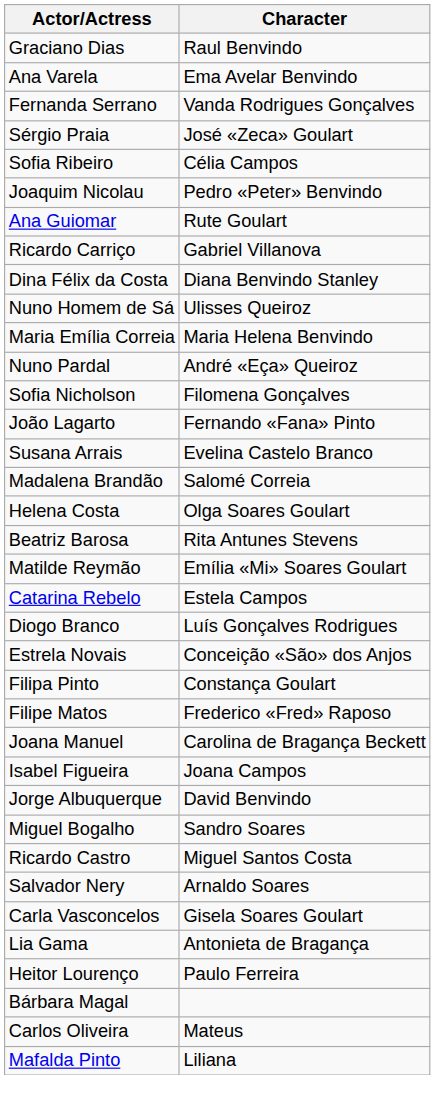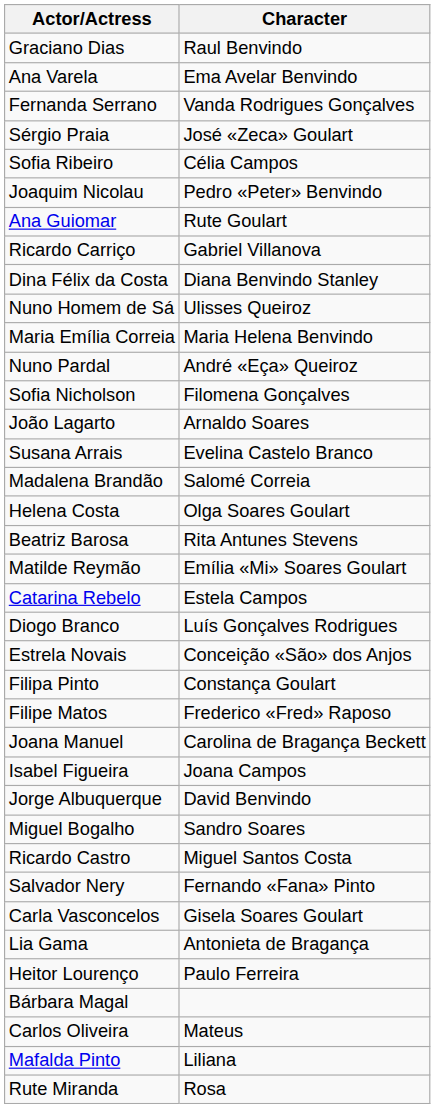(279, 423) Fernando «Fana» Pinto -> (246, 423) Arnaldo Soares
(246, 886) Arnaldo Soares -> (279, 886) Fernando «Fana» Pinto
+ row: (64, 1089)
